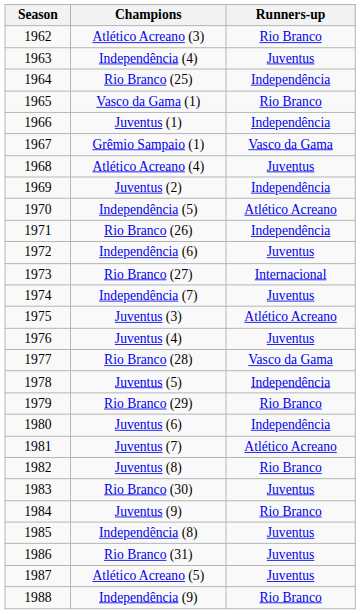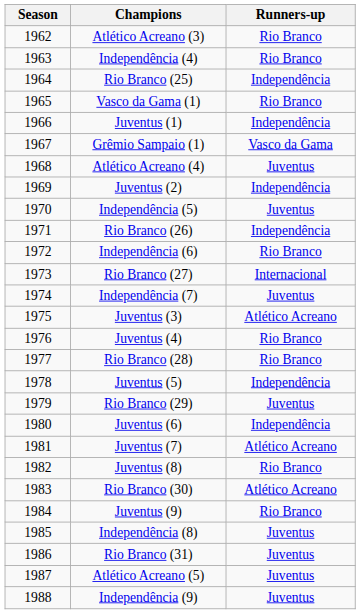(291, 58) Juventus -> (291, 58) Rio Branco
(291, 209) Atlético Acreano -> (291, 209) Juventus
(291, 252) Juventus -> (291, 252) Rio Branco
(291, 338) Juventus -> (291, 338) Rio Branco
(291, 360) Vasco da Gama -> (291, 360) Rio Branco
(291, 403) Rio Branco -> (291, 403) Juventus
(291, 489) Juventus -> (291, 489) Atlético Acreano
(291, 597) Rio Branco -> (291, 597) Juventus
